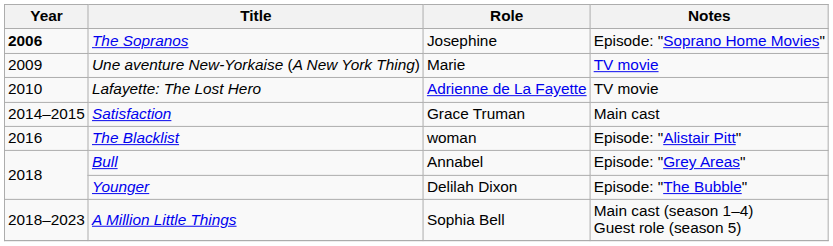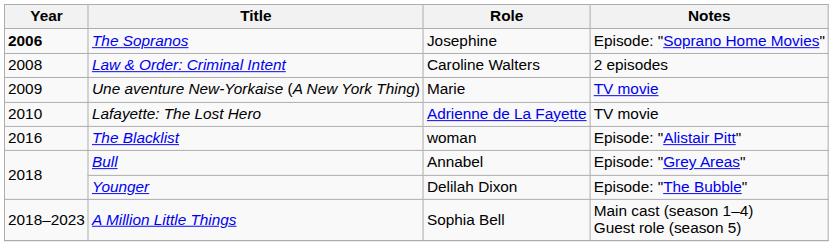+ row: (189, 65)
- row: (132, 114)
